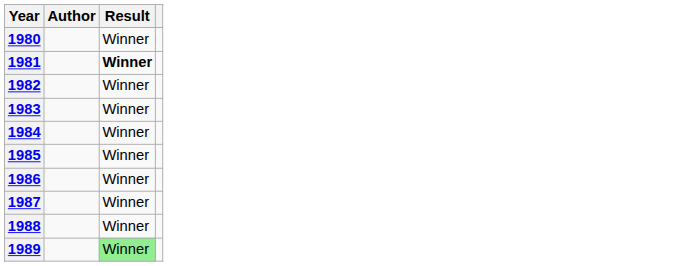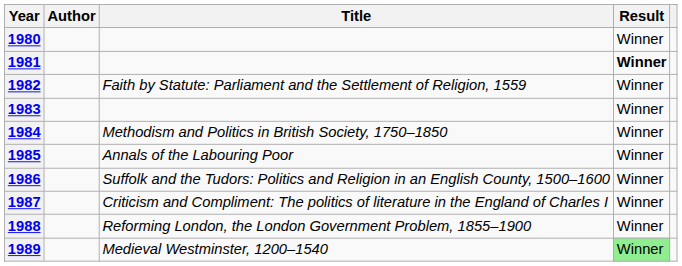+ column: (356, 16)
